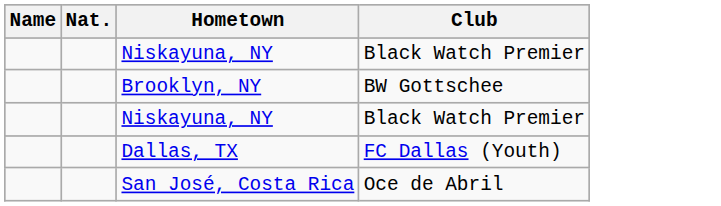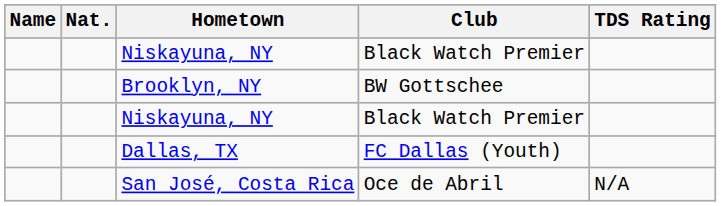+ column: (653, 21)
